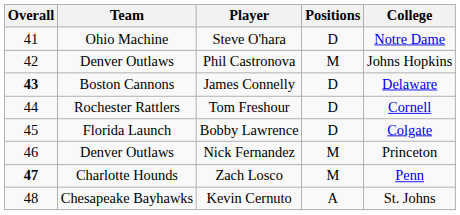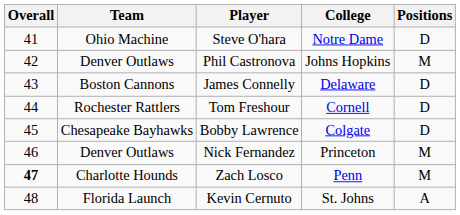columns swapped: (333, 15) <-> (410, 15)
(31, 84) bold -> (31, 84) normal
(127, 130) Florida Launch -> (127, 130) Chesapeake Bayhawks
(127, 198) Chesapeake Bayhawks -> (127, 198) Florida Launch
